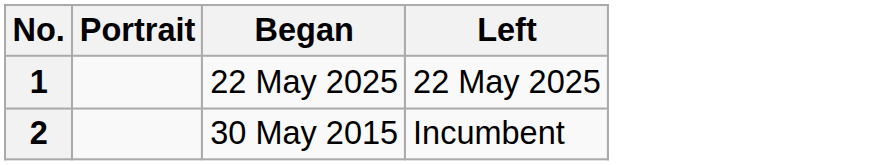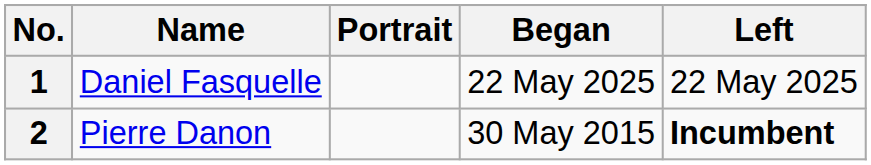+ column: (201, 30)
(489, 133) normal -> (752, 133) bold
